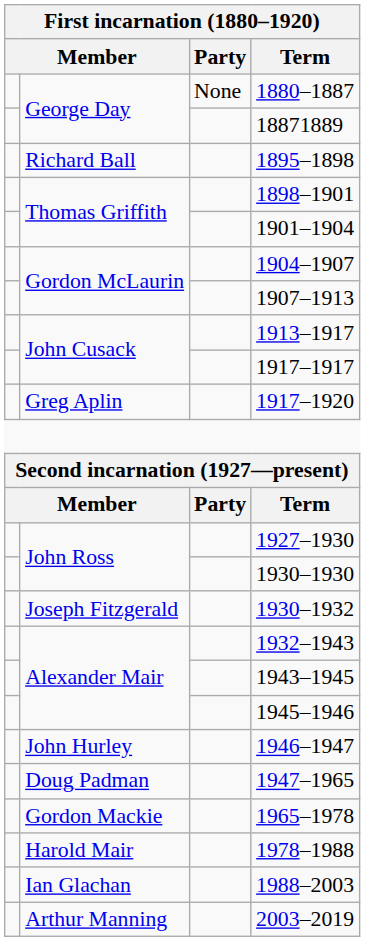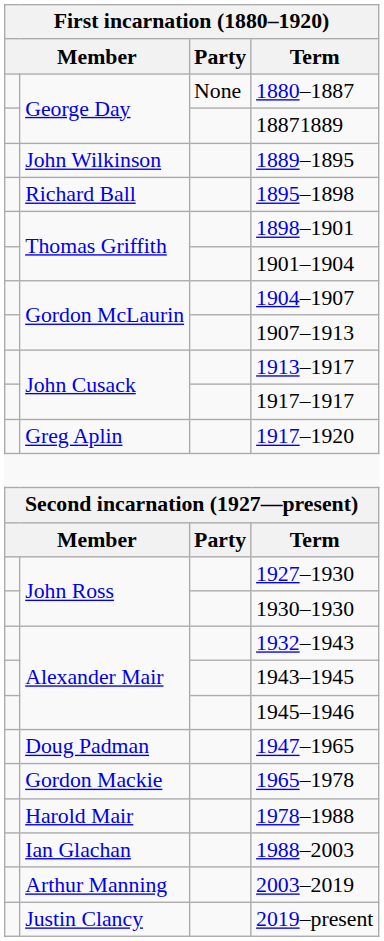+ row: (305, 159)
- row: (305, 608)
- row: (305, 746)
+ row: (315, 919)
